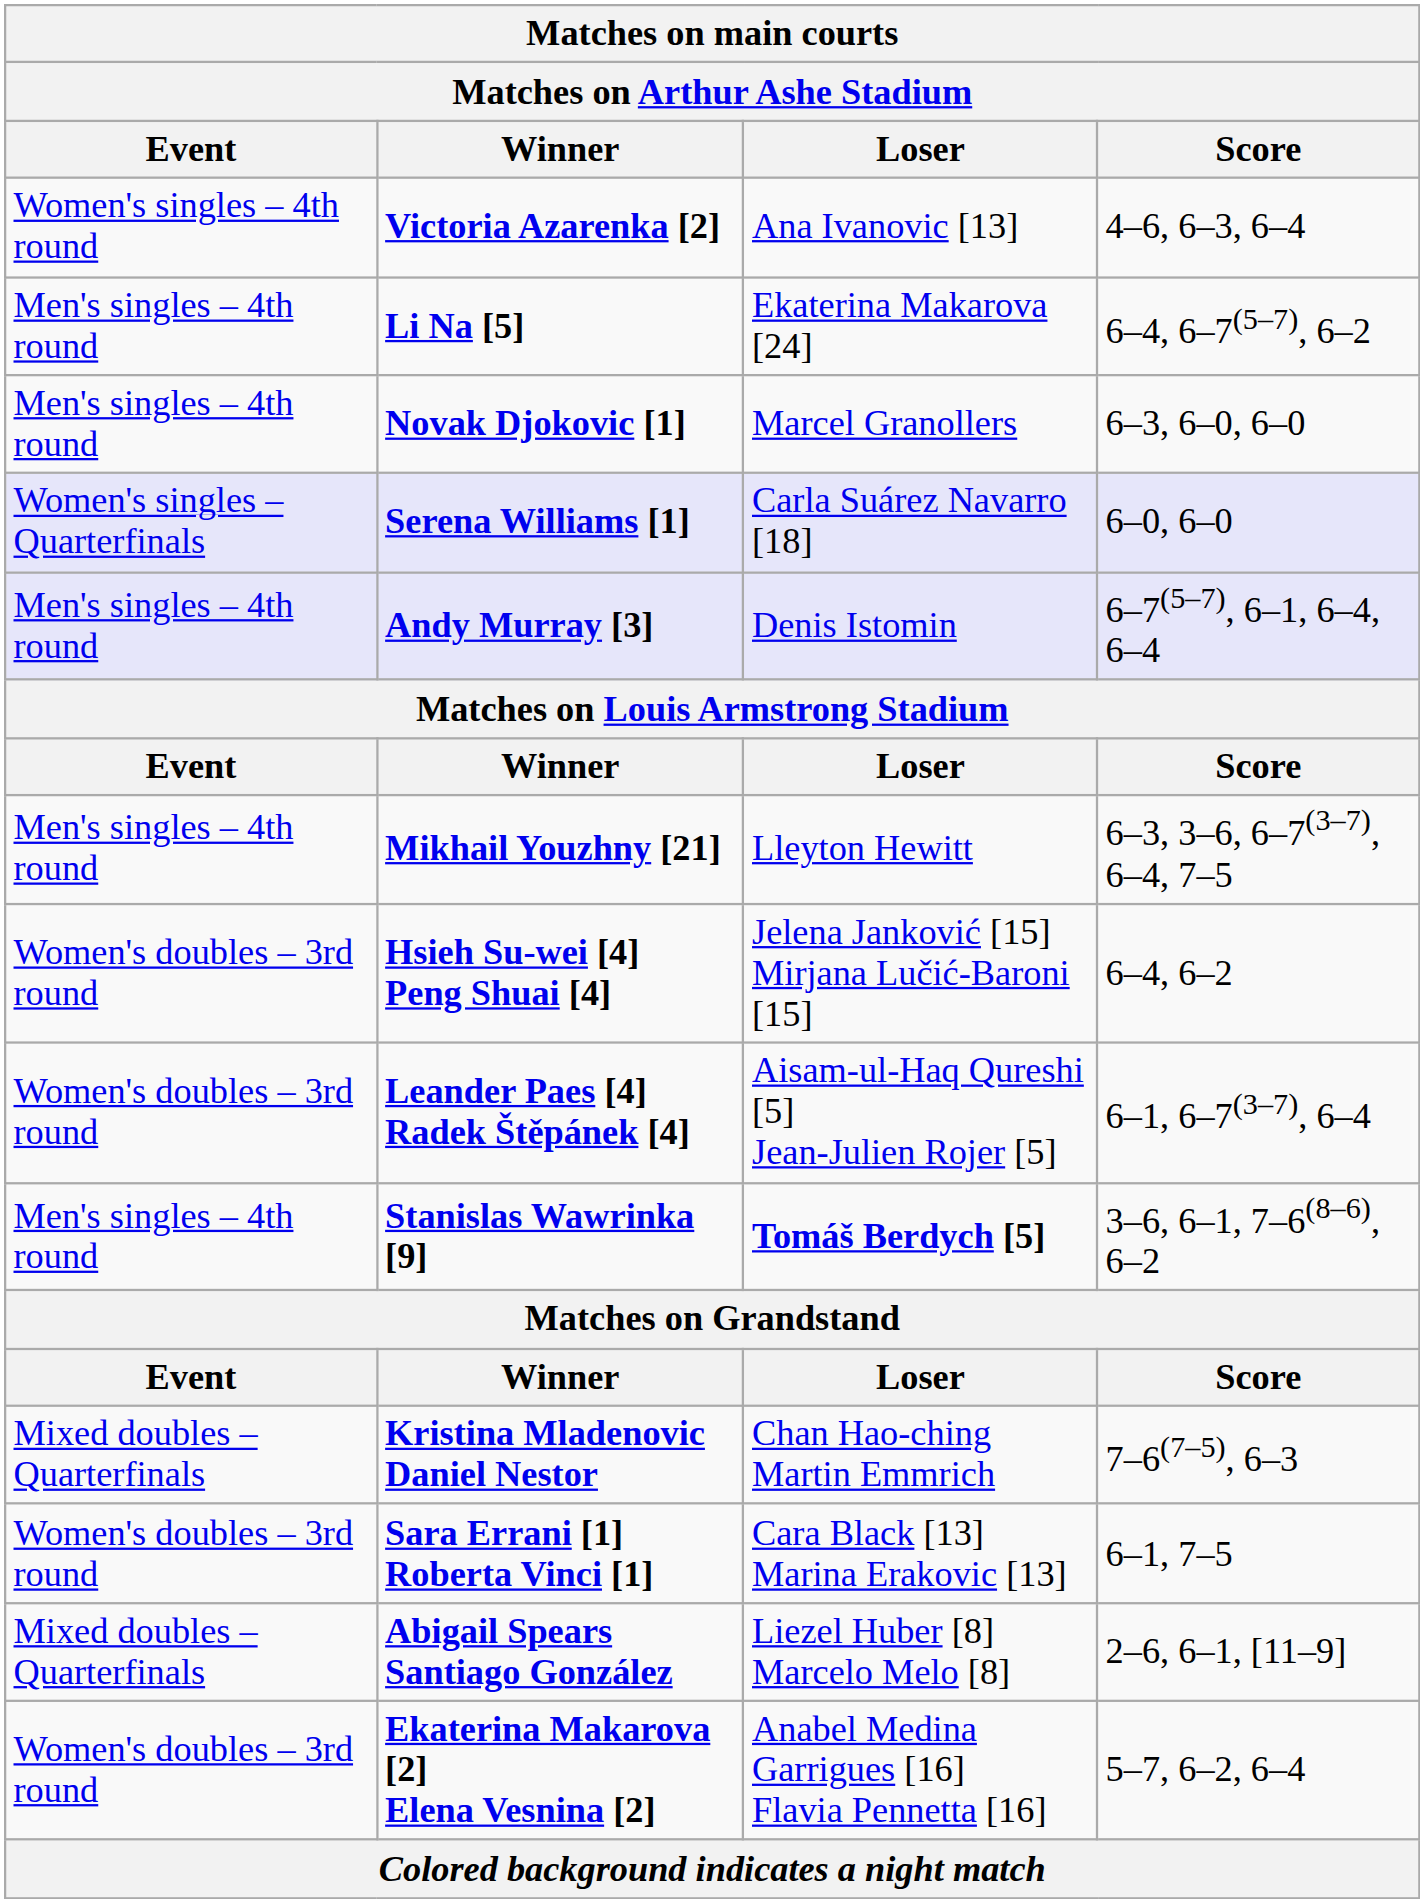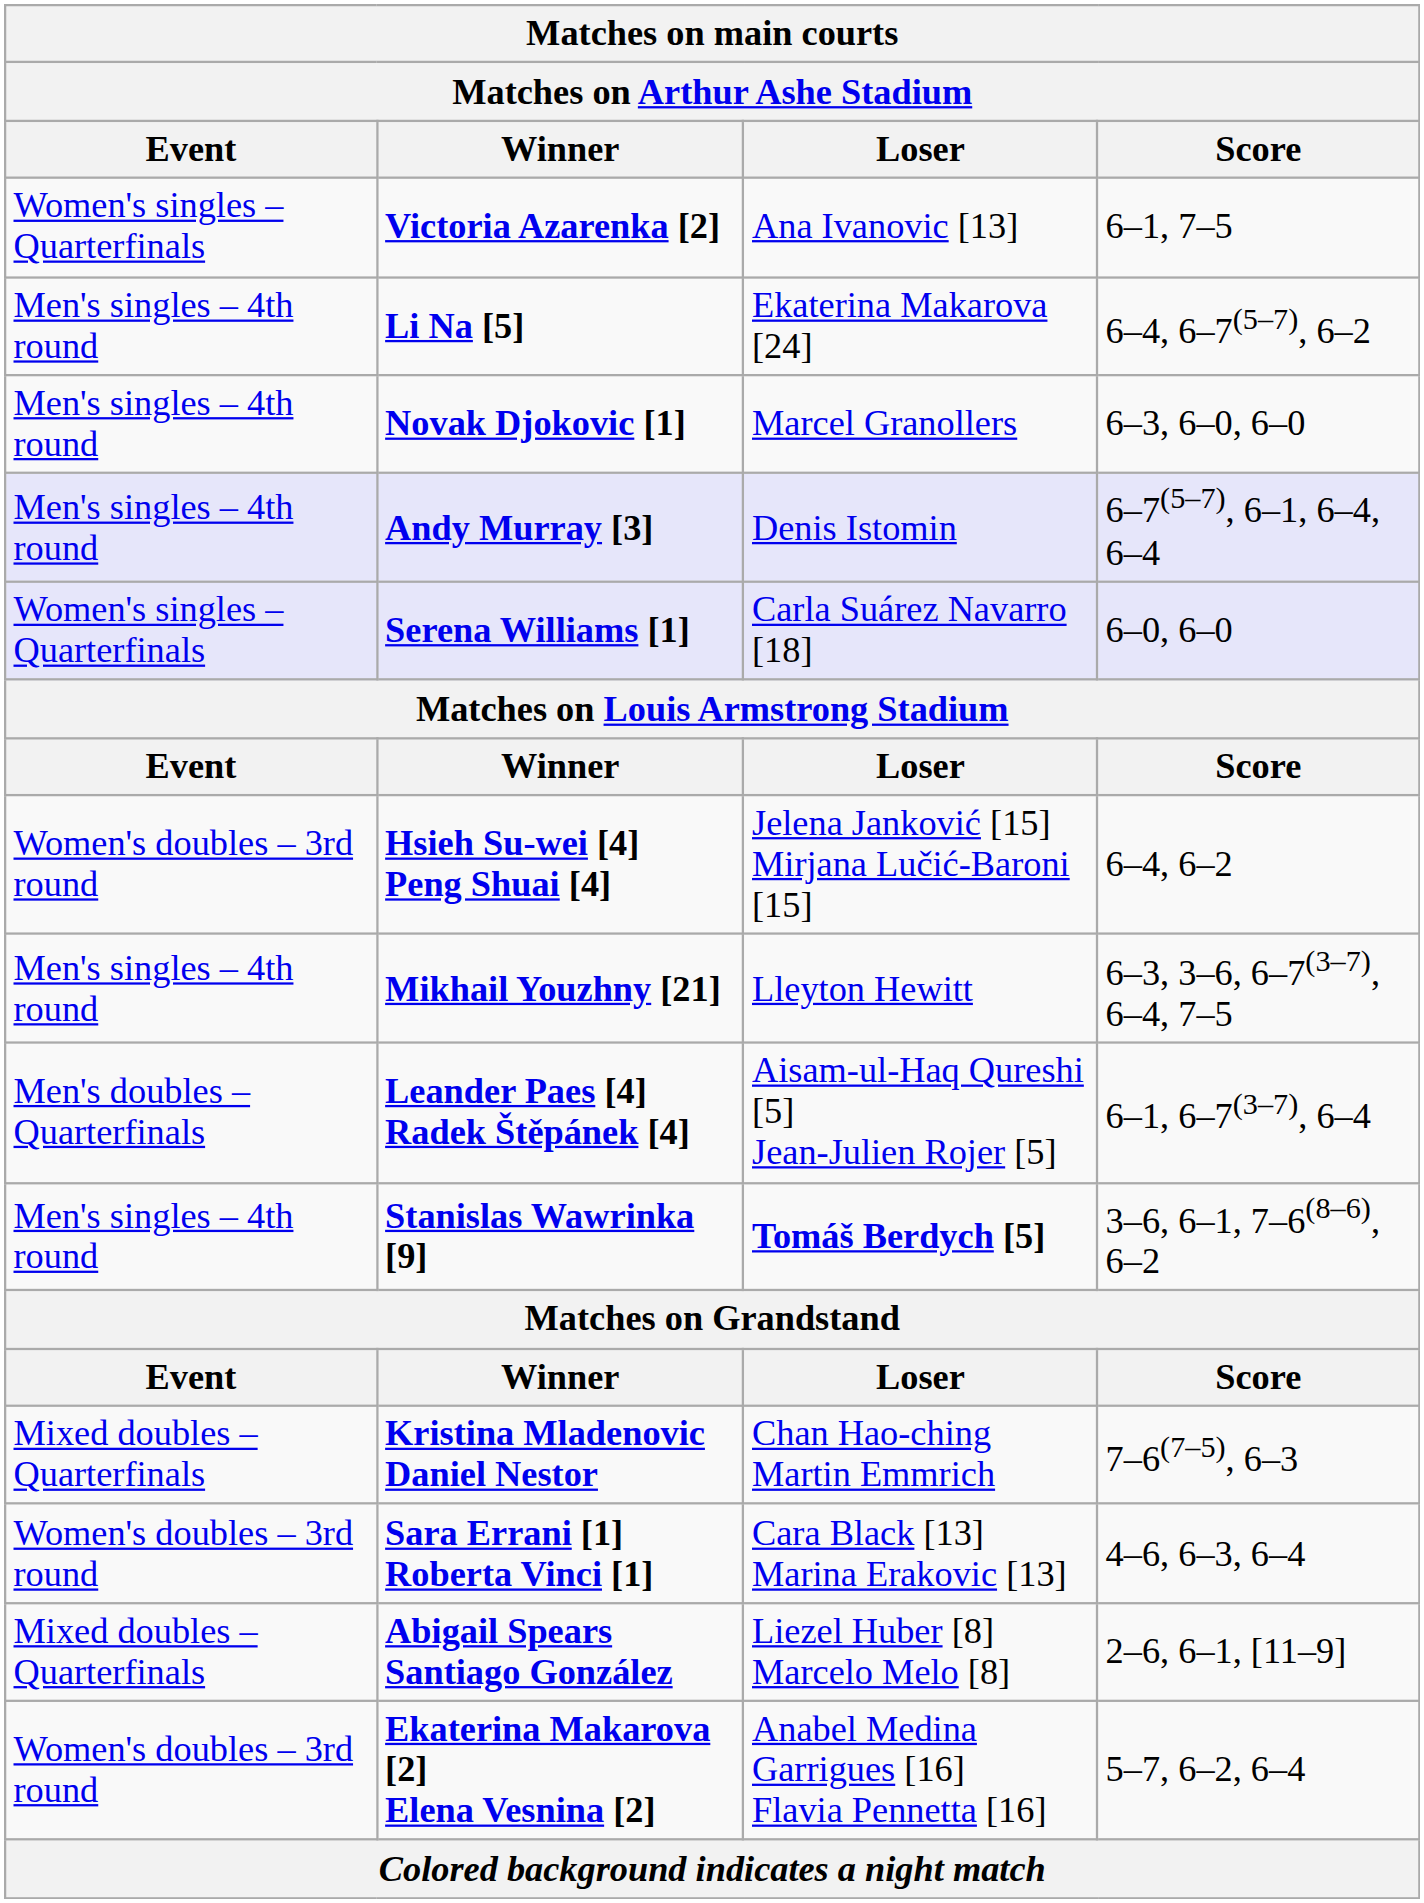(176, 226) Women's singles – 4th round -> (148, 226) Women's singles – Quarterfinals
(1205, 226) 4–6, 6–3, 6–4 -> (1169, 226) 6–1, 7–5
rows swapped: (537, 521) <-> (519, 625)
rows swapped: (512, 972) <-> (553, 848)
(183, 1111) Women's doubles – 3rd round -> (132, 1111) Men's doubles – Quarterfinals
(1169, 1552) 6–1, 7–5 -> (1205, 1552) 4–6, 6–3, 6–4
